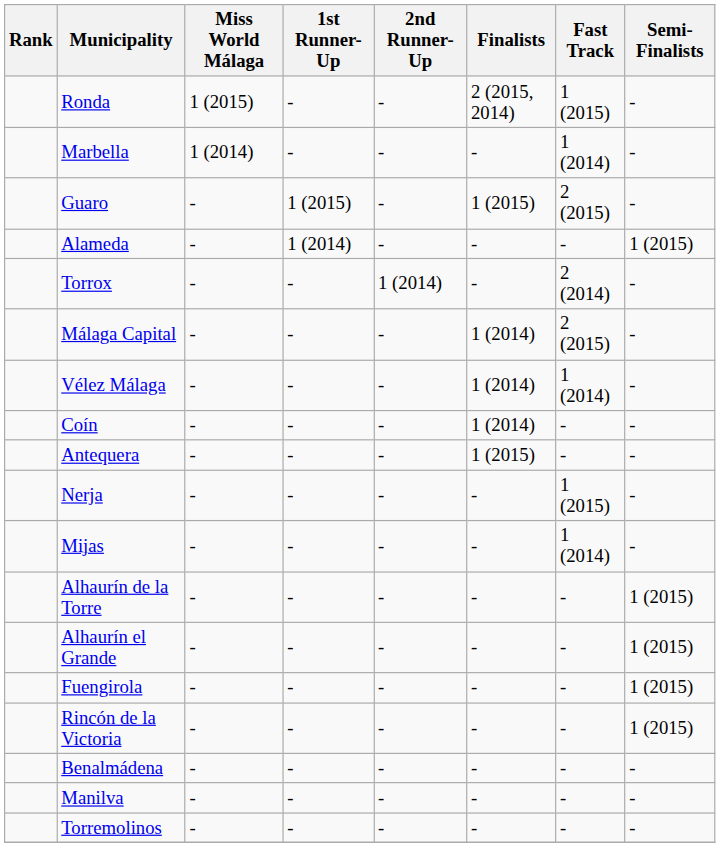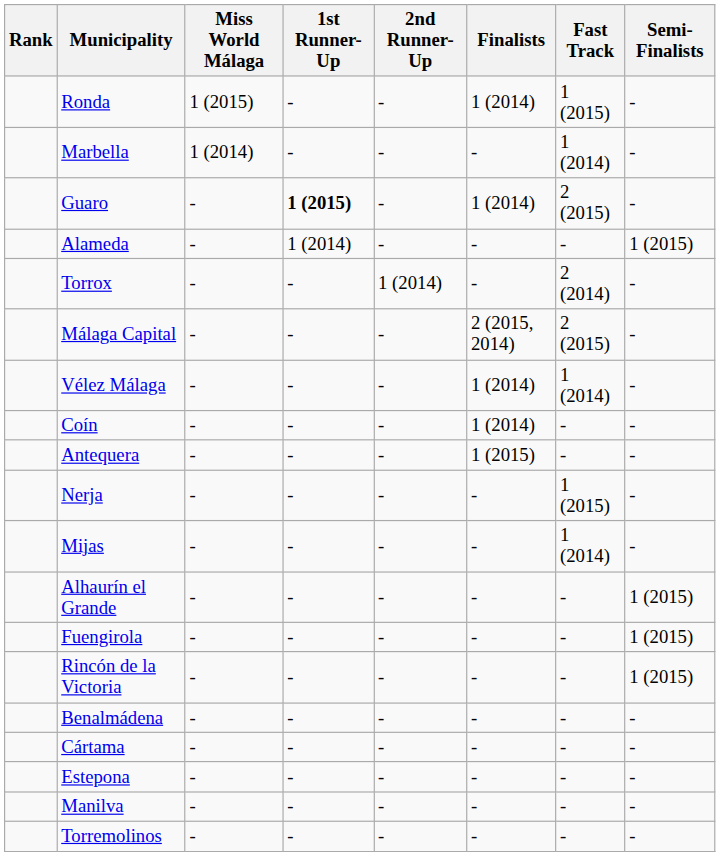(502, 101) 2 (2015, 2014) -> (503, 101) 1 (2014)
(319, 203) normal -> (319, 203) bold
(503, 203) 1 (2015) -> (503, 203) 1 (2014)
(503, 334) 1 (2014) -> (502, 334) 2 (2015, 2014)
- row: (115, 596)
+ row: (93, 747)
+ row: (96, 776)
